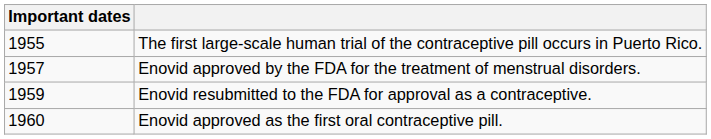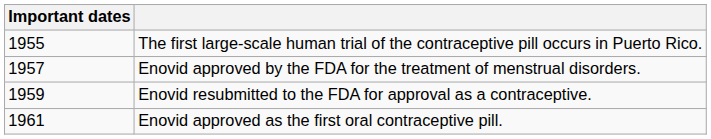(26, 120) 1960 -> (26, 120) 1961
